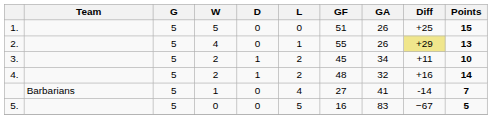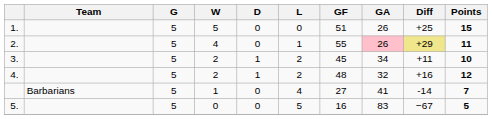(383, 43) no background -> (383, 43) pink background
(466, 43) 13 -> (466, 43) 11
(466, 75) 14 -> (466, 75) 12
